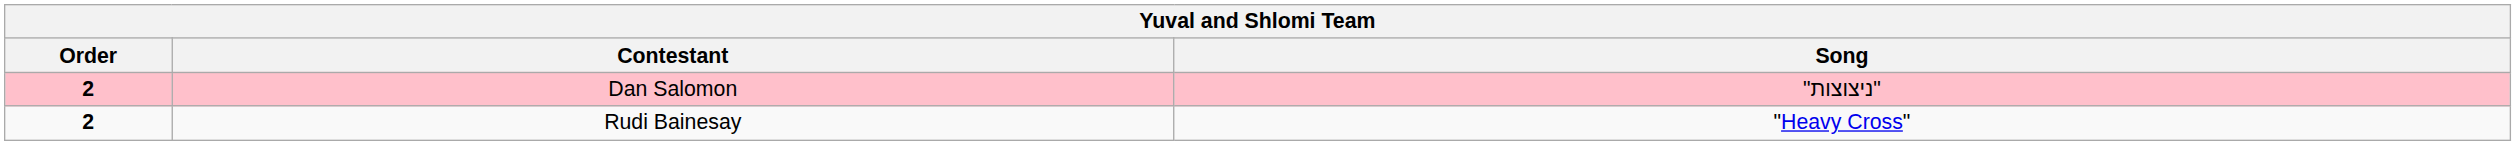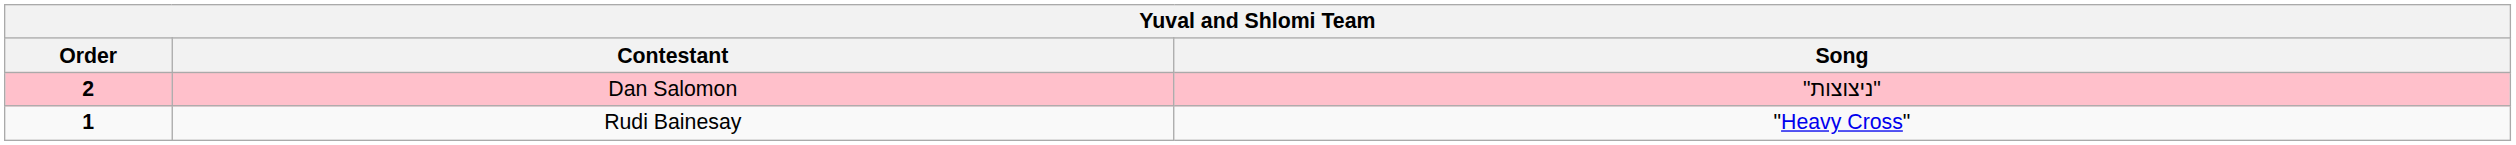(88, 122) 2 -> (88, 122) 1
